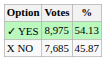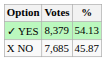(57, 30) 8,975 -> (57, 30) 8,379
